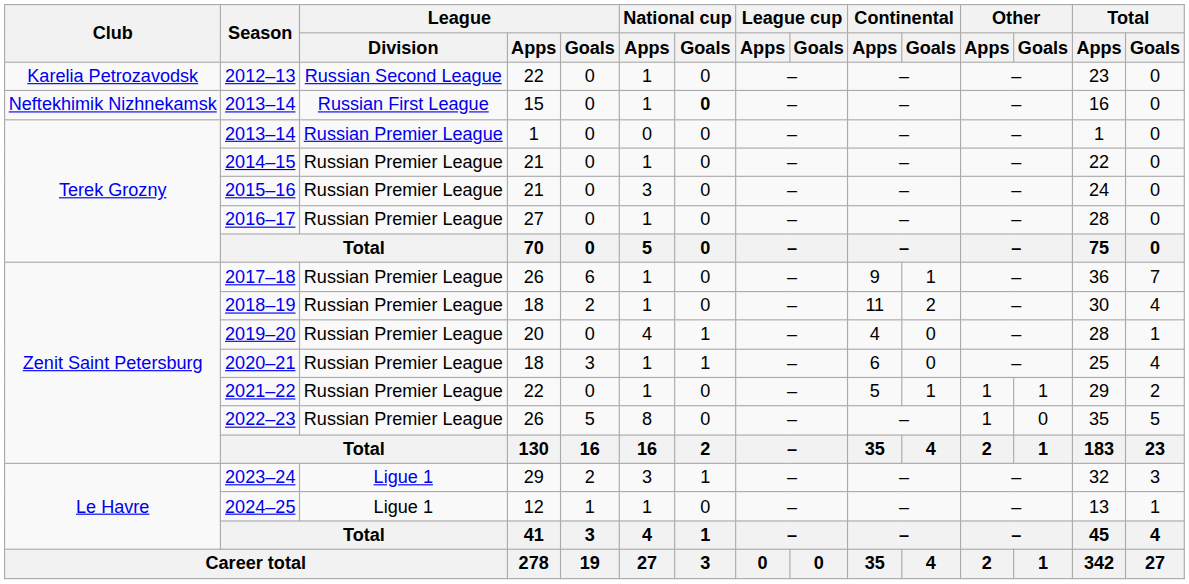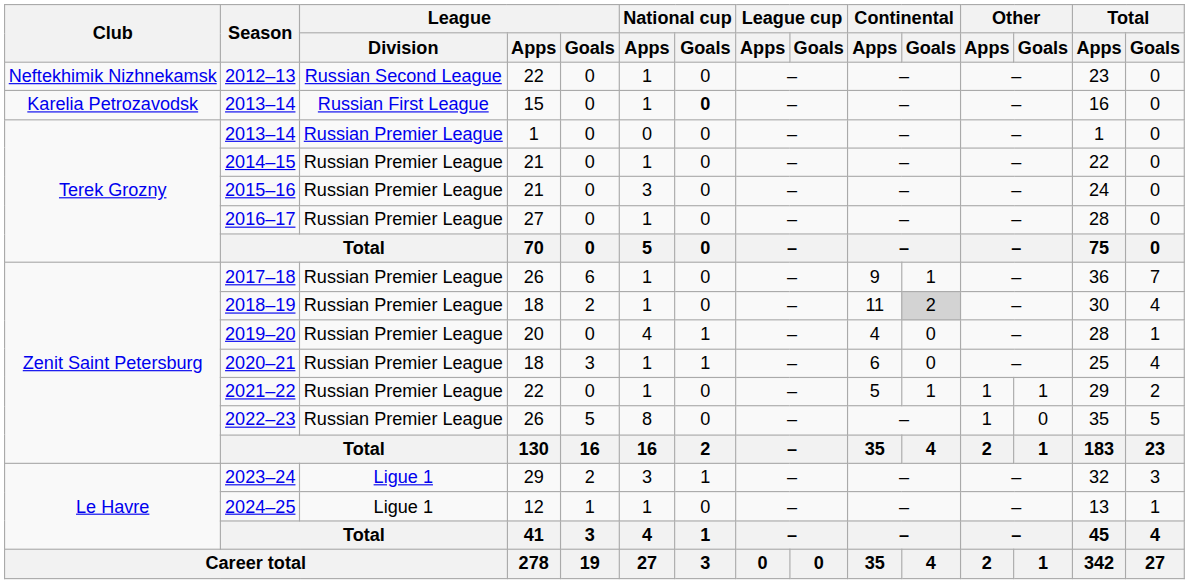(113, 76) Karelia Petrozavodsk -> (113, 76) Neftekhimik Nizhnekamsk
(113, 104) Neftekhimik Nizhnekamsk -> (113, 104) Karelia Petrozavodsk
(931, 305) no background -> (931, 305) lightgrey background
